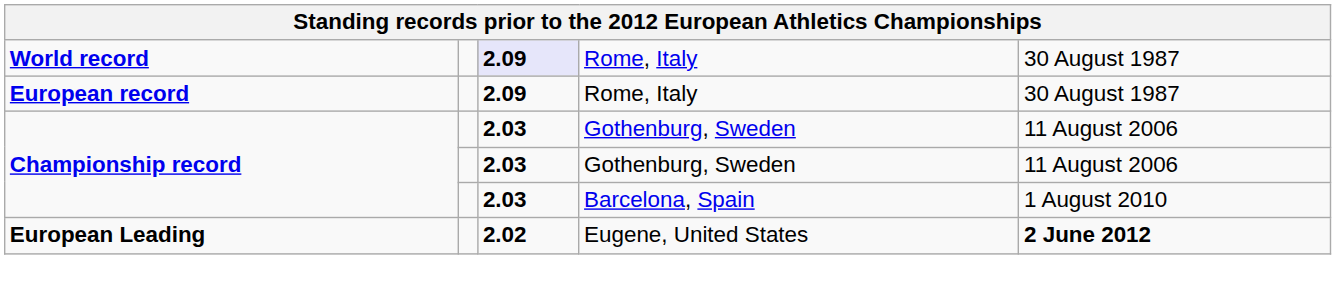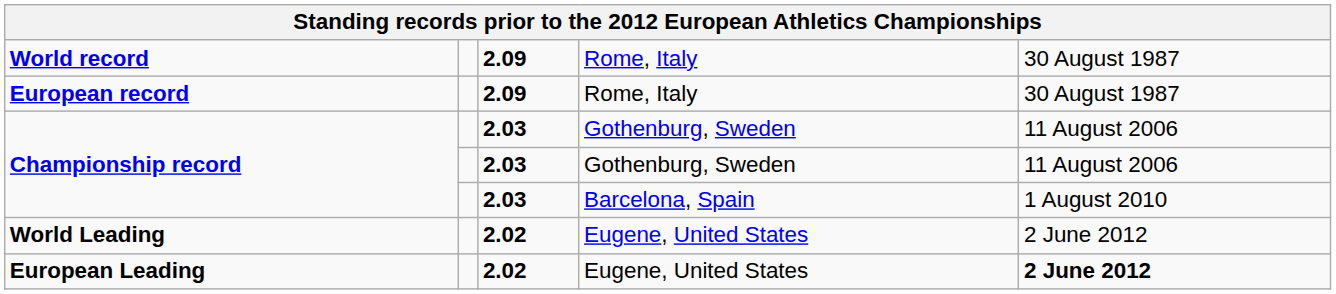(505, 57) lavender background -> (505, 57) no background
+ row: (87, 235)
